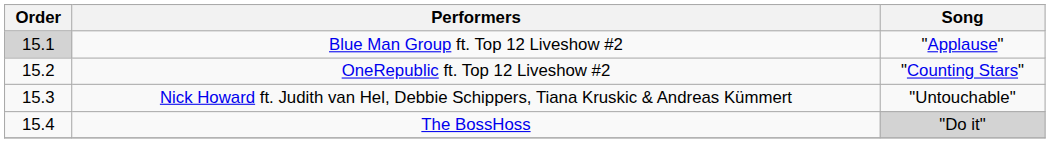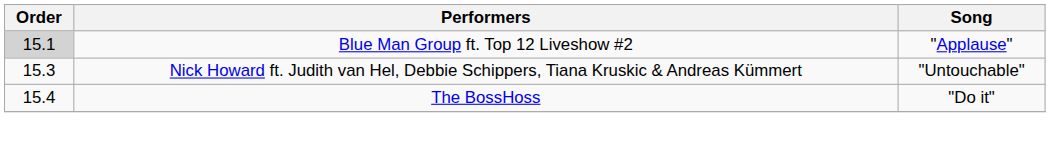- row: (476, 71)
(962, 124) lightgrey background -> (972, 97) no background
